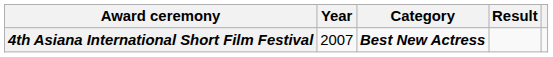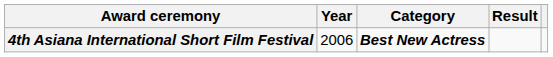(337, 39) 2007 -> (337, 39) 2006
